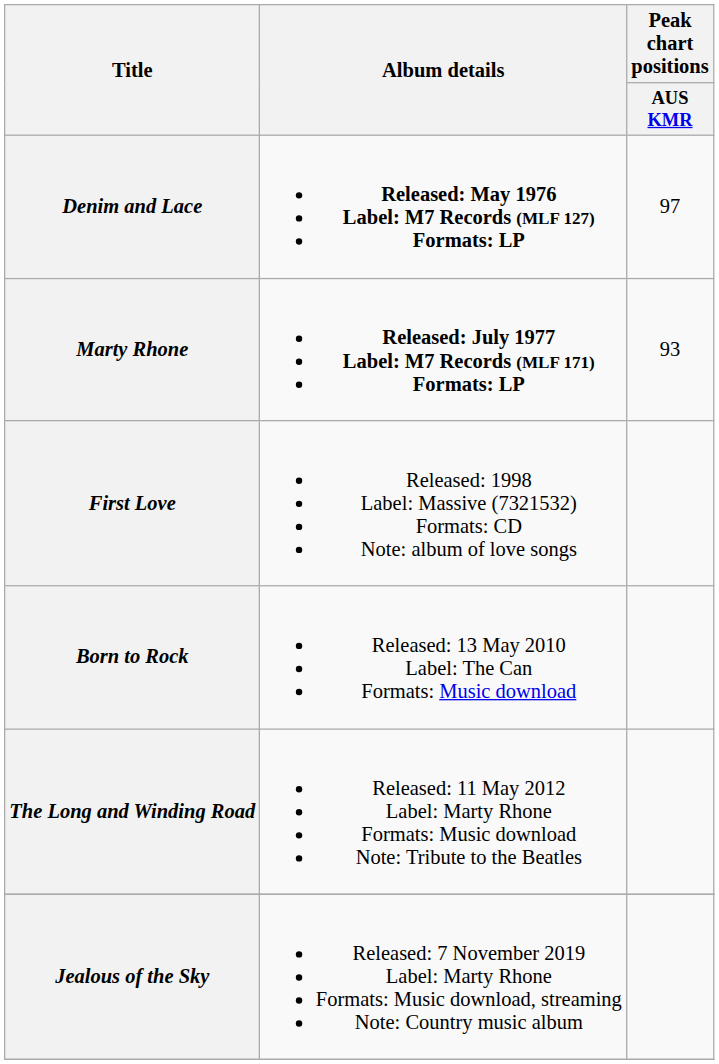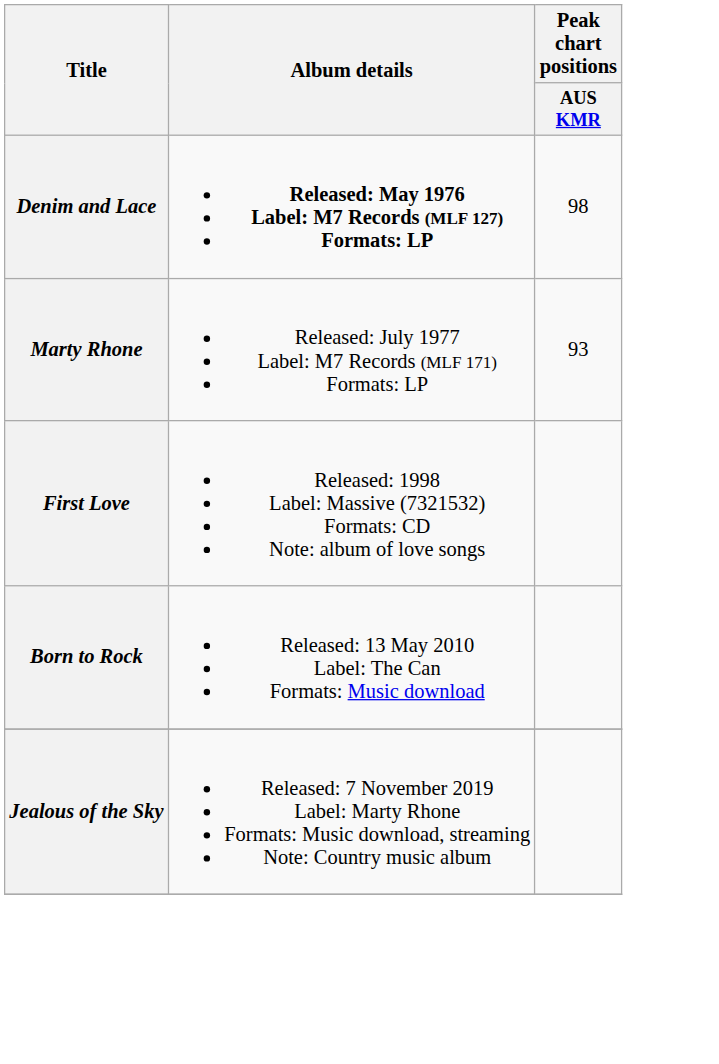(670, 206) 97 -> (578, 206) 98
(443, 361) bold -> (352, 361) normal
- row: (132, 811)
